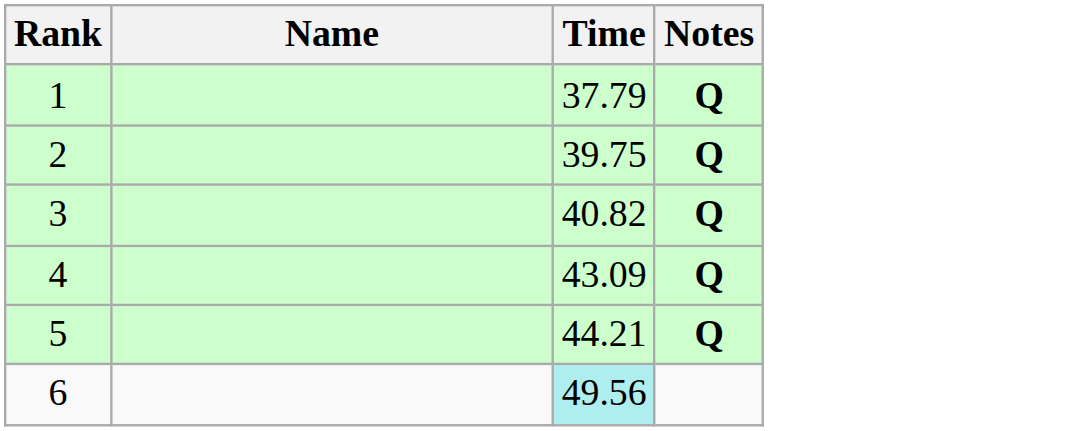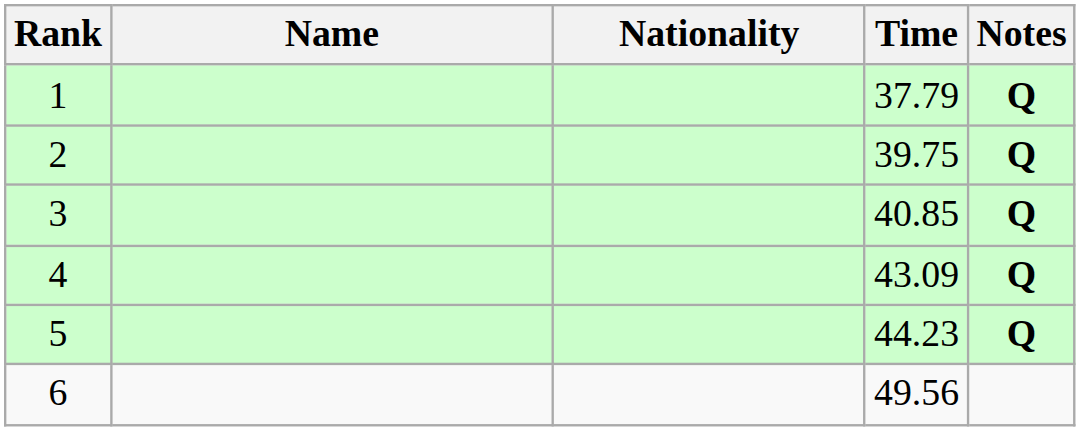+ column: (709, 34)
(604, 214) 40.82 -> (917, 214) 40.85
(604, 333) 44.21 -> (917, 333) 44.23
(604, 393) paleturquoise background -> (917, 393) no background
